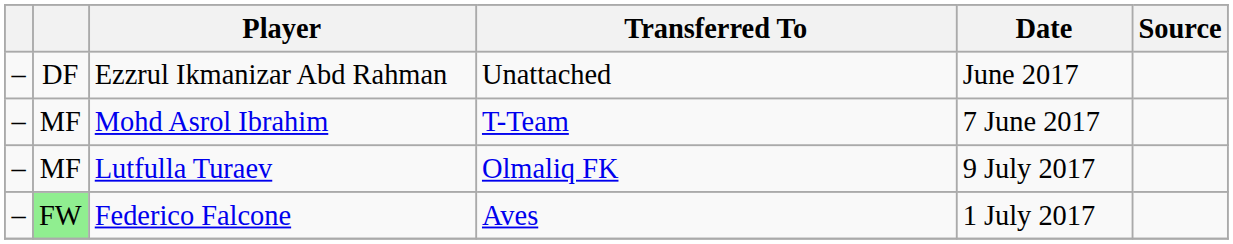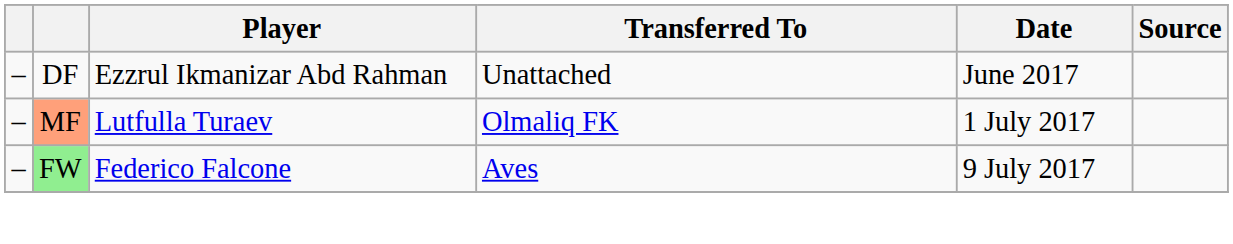- row: (212, 121)
(60, 168) no background -> (60, 121) lightsalmon background
(1029, 168) 9 July 2017 -> (1029, 121) 1 July 2017
(1029, 215) 1 July 2017 -> (1029, 168) 9 July 2017
